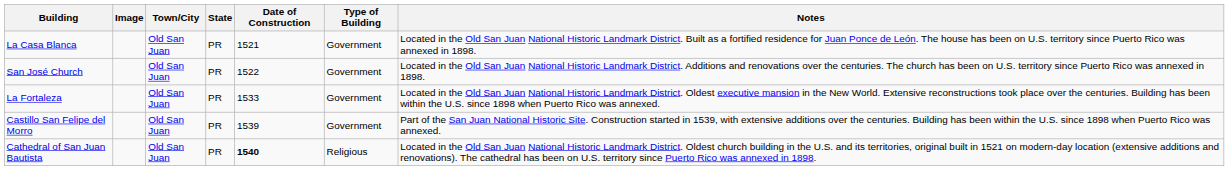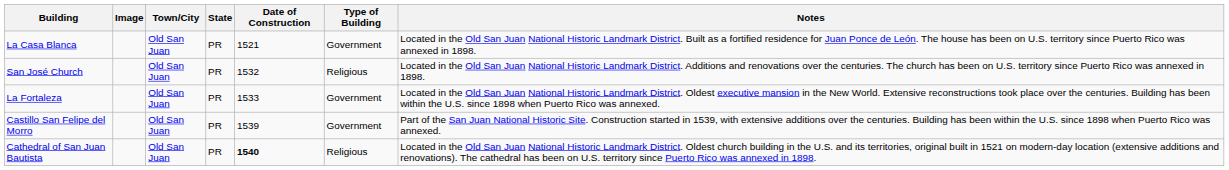(248, 71) 1522 -> (248, 71) 1532
(354, 71) Government -> (347, 71) Religious
